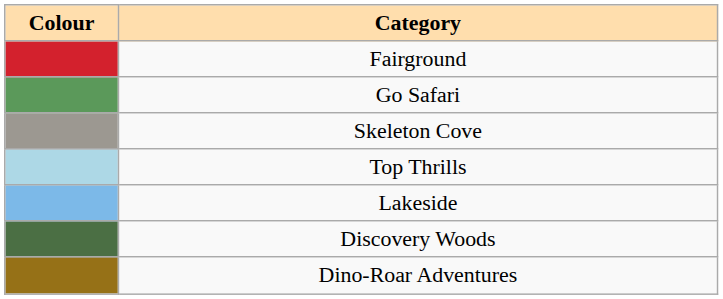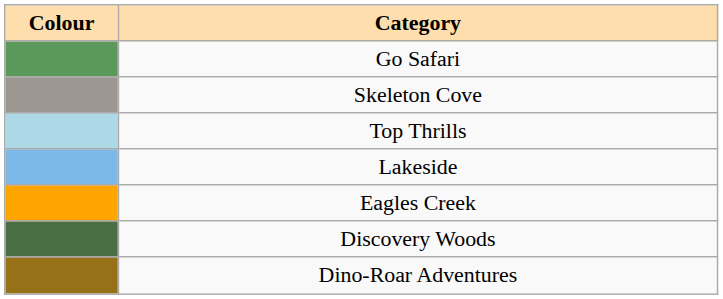- row: (418, 58)
+ row: (418, 203)
